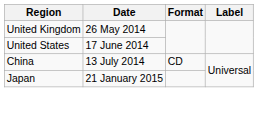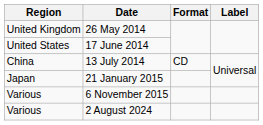+ row: (127, 95)
+ row: (119, 111)
